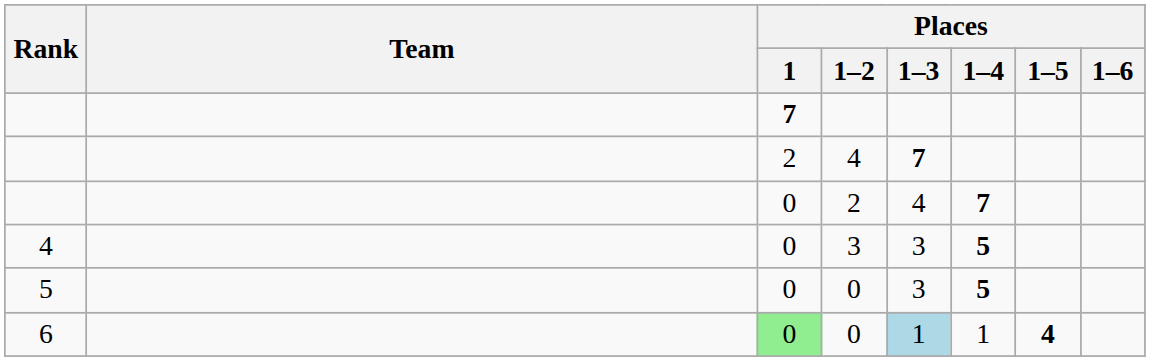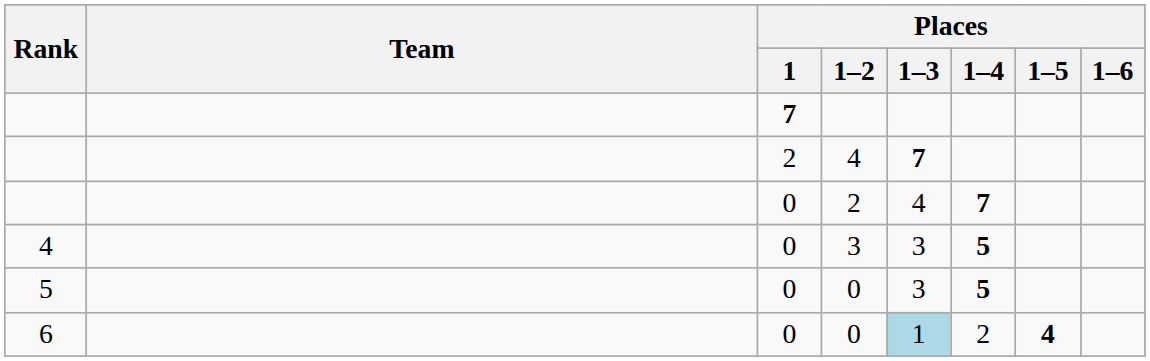(789, 333) lightgreen background -> (789, 333) no background
(983, 333) 1 -> (983, 333) 2
